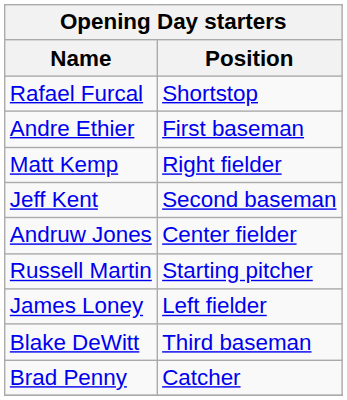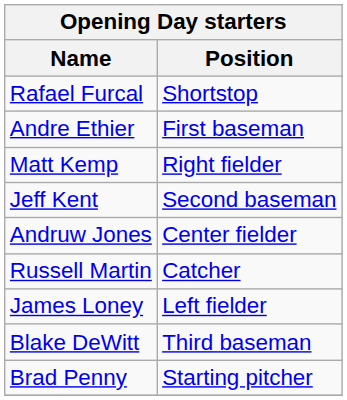(237, 270) Starting pitcher -> (201, 270) Catcher
(201, 377) Catcher -> (237, 377) Starting pitcher
